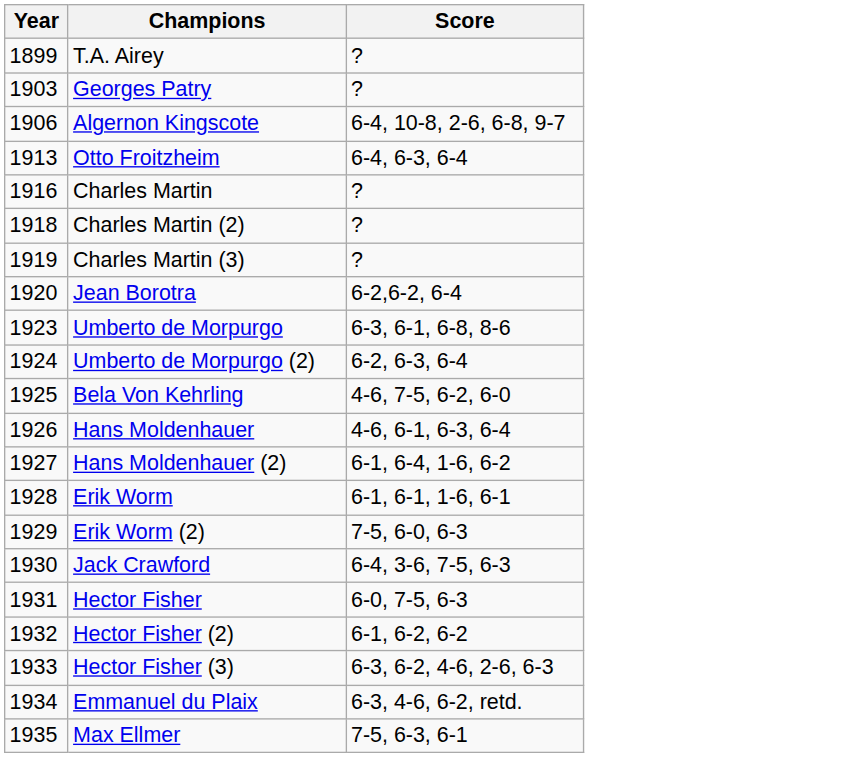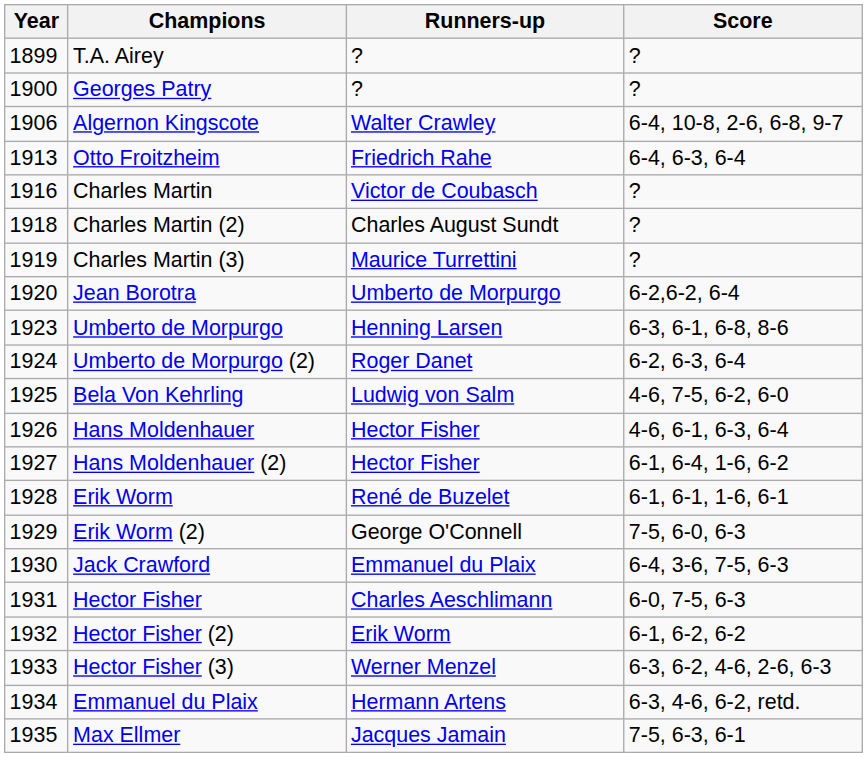+ column: (485, 21)
(33, 89) 1903 -> (33, 89) 1900
